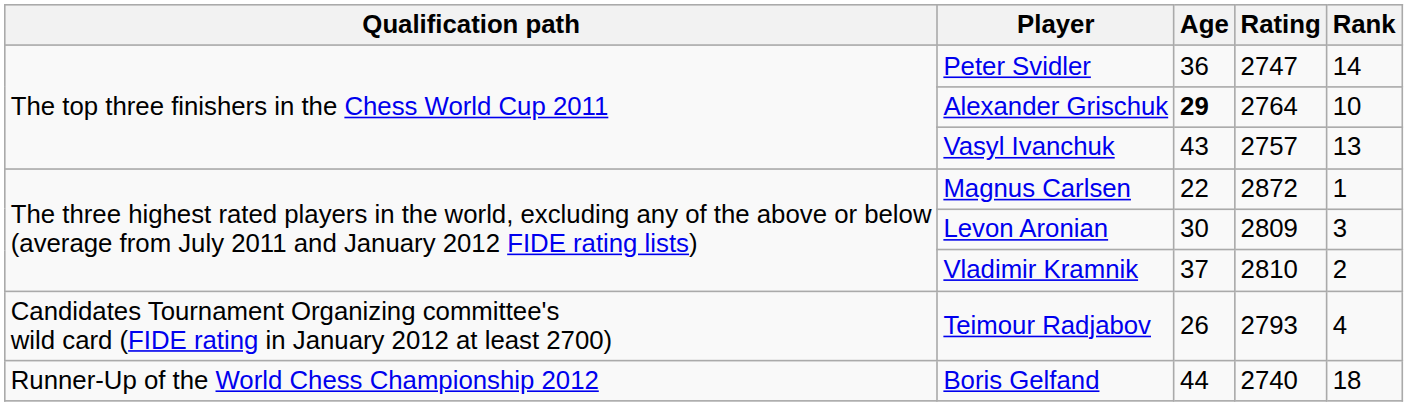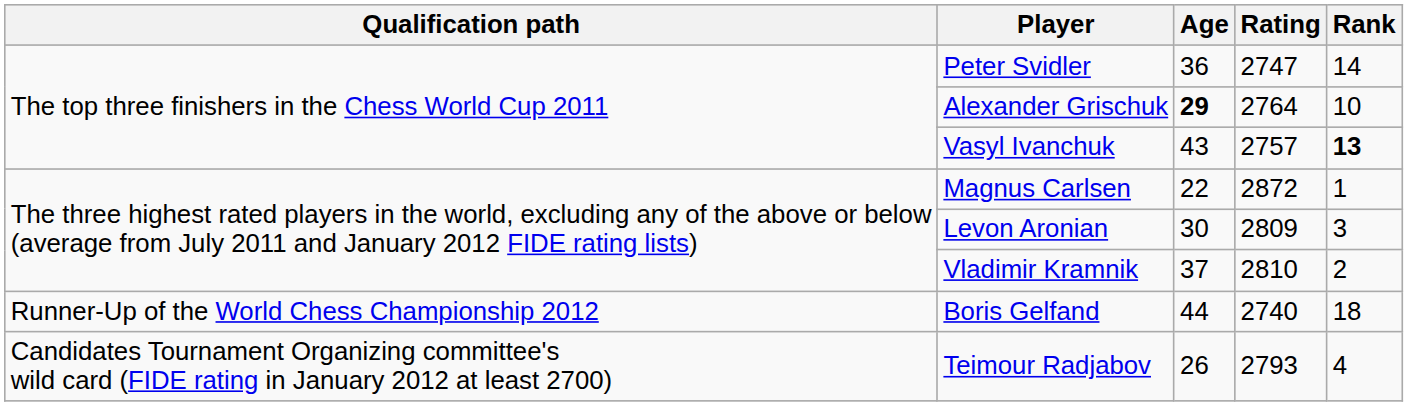(1347, 147) normal -> (1347, 147) bold
rows swapped: (1047, 325) <-> (1021, 380)
